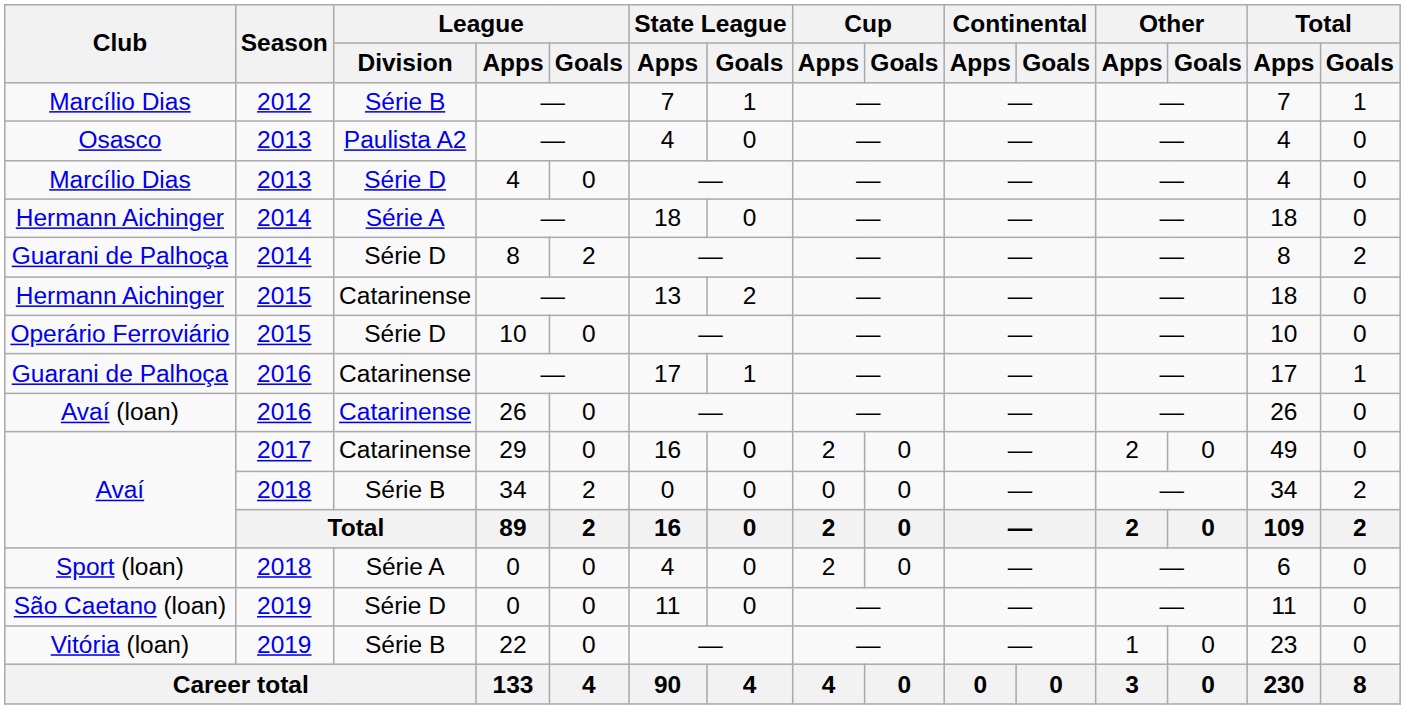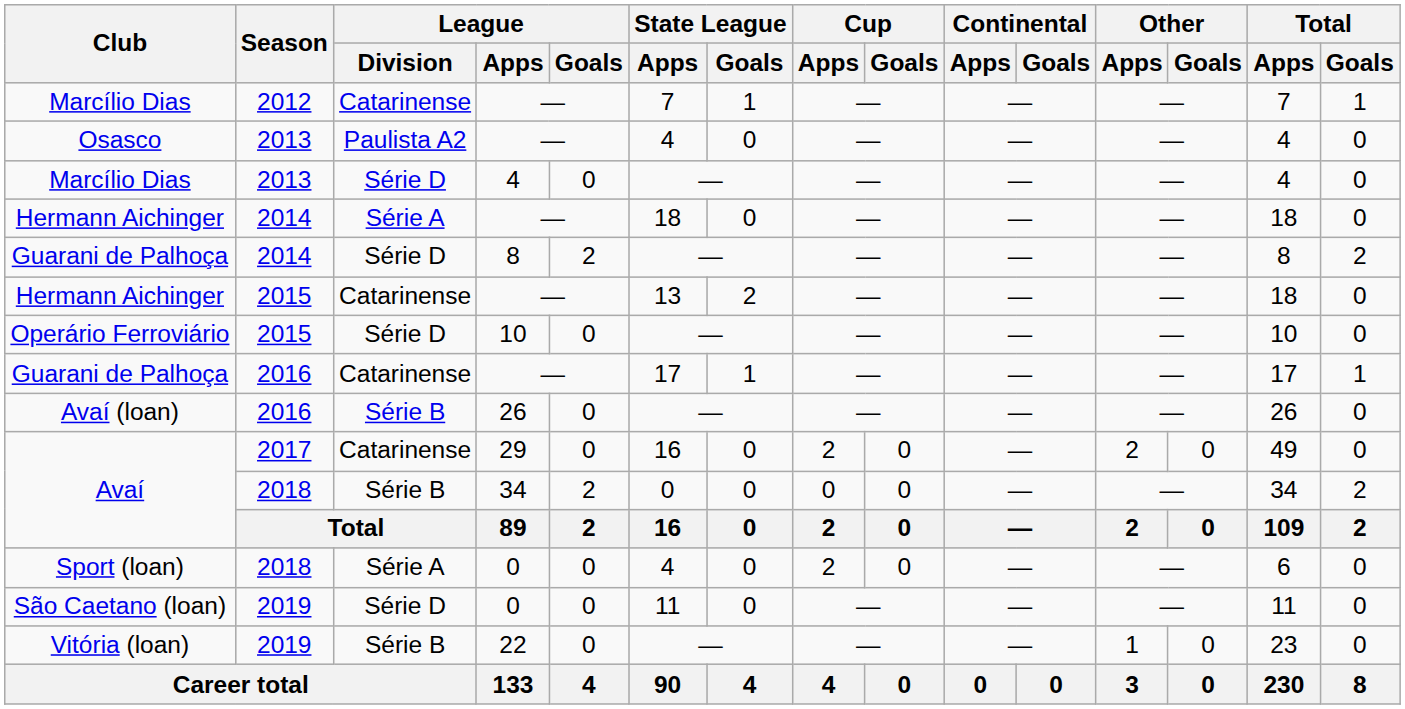(405, 101) Série B -> (405, 101) Catarinense
(405, 412) Catarinense -> (405, 412) Série B
